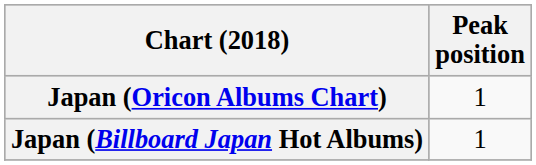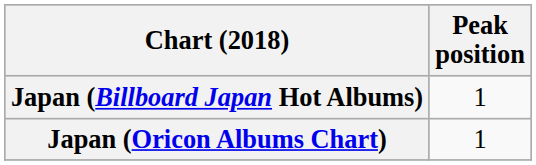rows swapped: (217, 138) <-> (217, 97)
